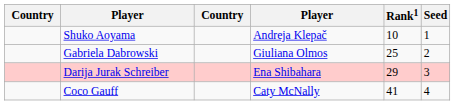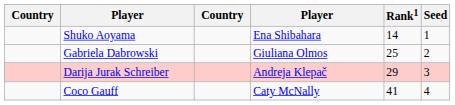(290, 35) Andreja Klepač -> (287, 35) Ena Shibahara
(392, 35) 10 -> (392, 35) 14
(287, 72) Ena Shibahara -> (290, 72) Andreja Klepač
